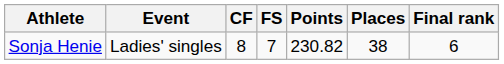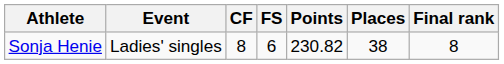(272, 46) 7 -> (272, 46) 6
(454, 46) 6 -> (454, 46) 8
